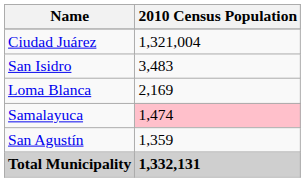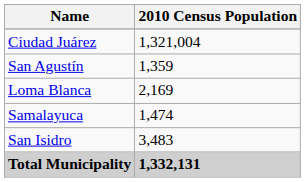rows swapped: (40, 66) <-> (46, 139)
(156, 115) pink background -> (156, 115) no background
